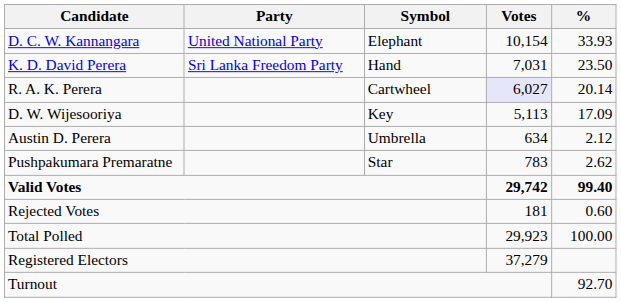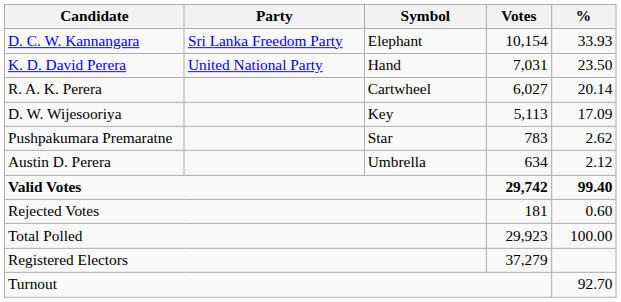(255, 41) United National Party -> (265, 41) Sri Lanka Freedom Party
(265, 65) Sri Lanka Freedom Party -> (255, 65) United National Party
(530, 89) lavender background -> (530, 89) no background
rows swapped: (90, 162) <-> (59, 138)
